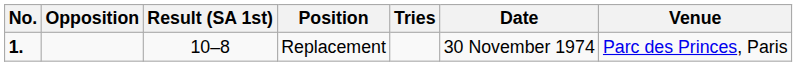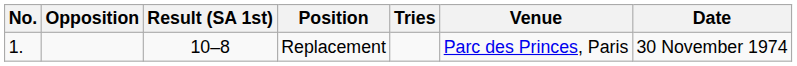columns swapped: (519, 18) <-> (695, 18)
(16, 46) bold -> (16, 46) normal
